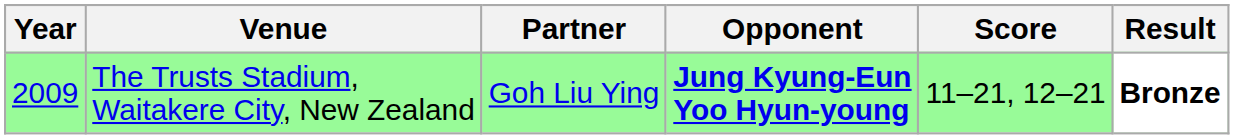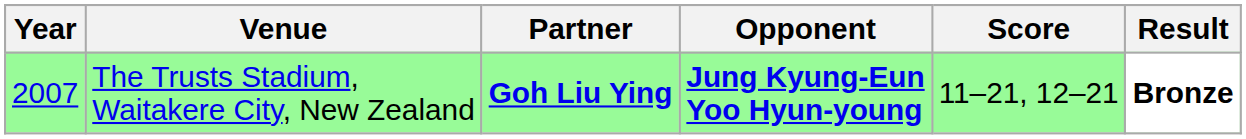(45, 93) 2009 -> (45, 93) 2007
(574, 93) normal -> (581, 93) bold
